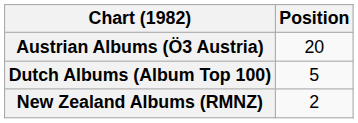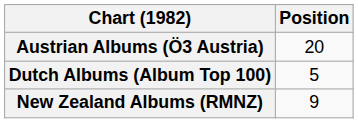(314, 103) 2 -> (314, 103) 9
